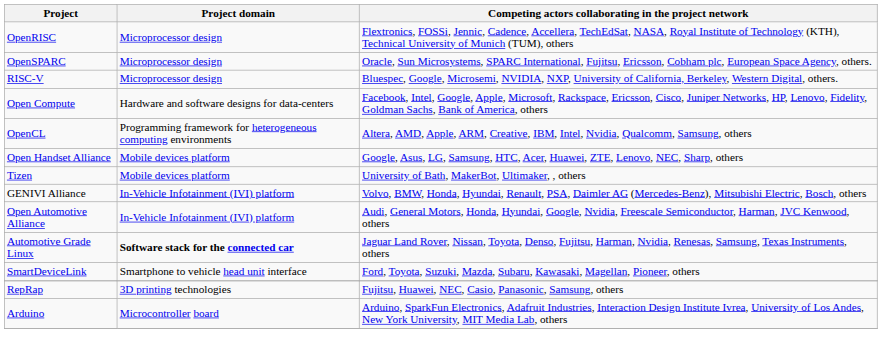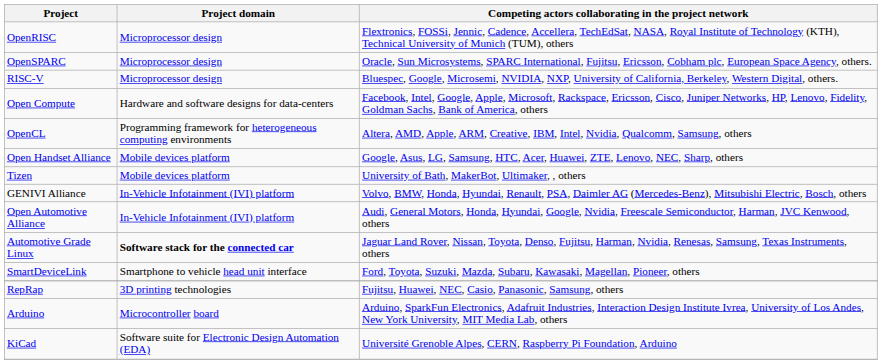+ row: (22, 343)
